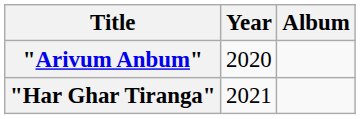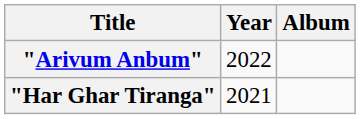(249, 58) 2020 -> (249, 58) 2022
